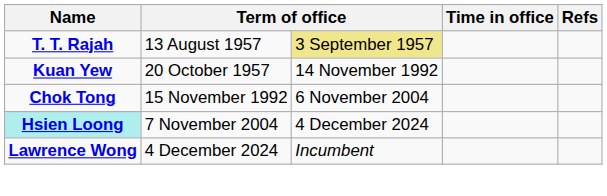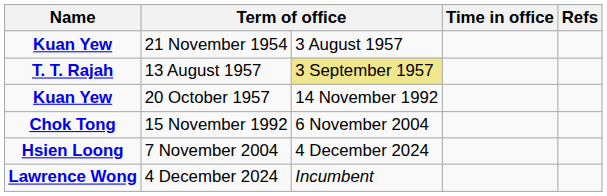+ row: (216, 44)
(73, 124) paleturquoise background -> (73, 151) no background
